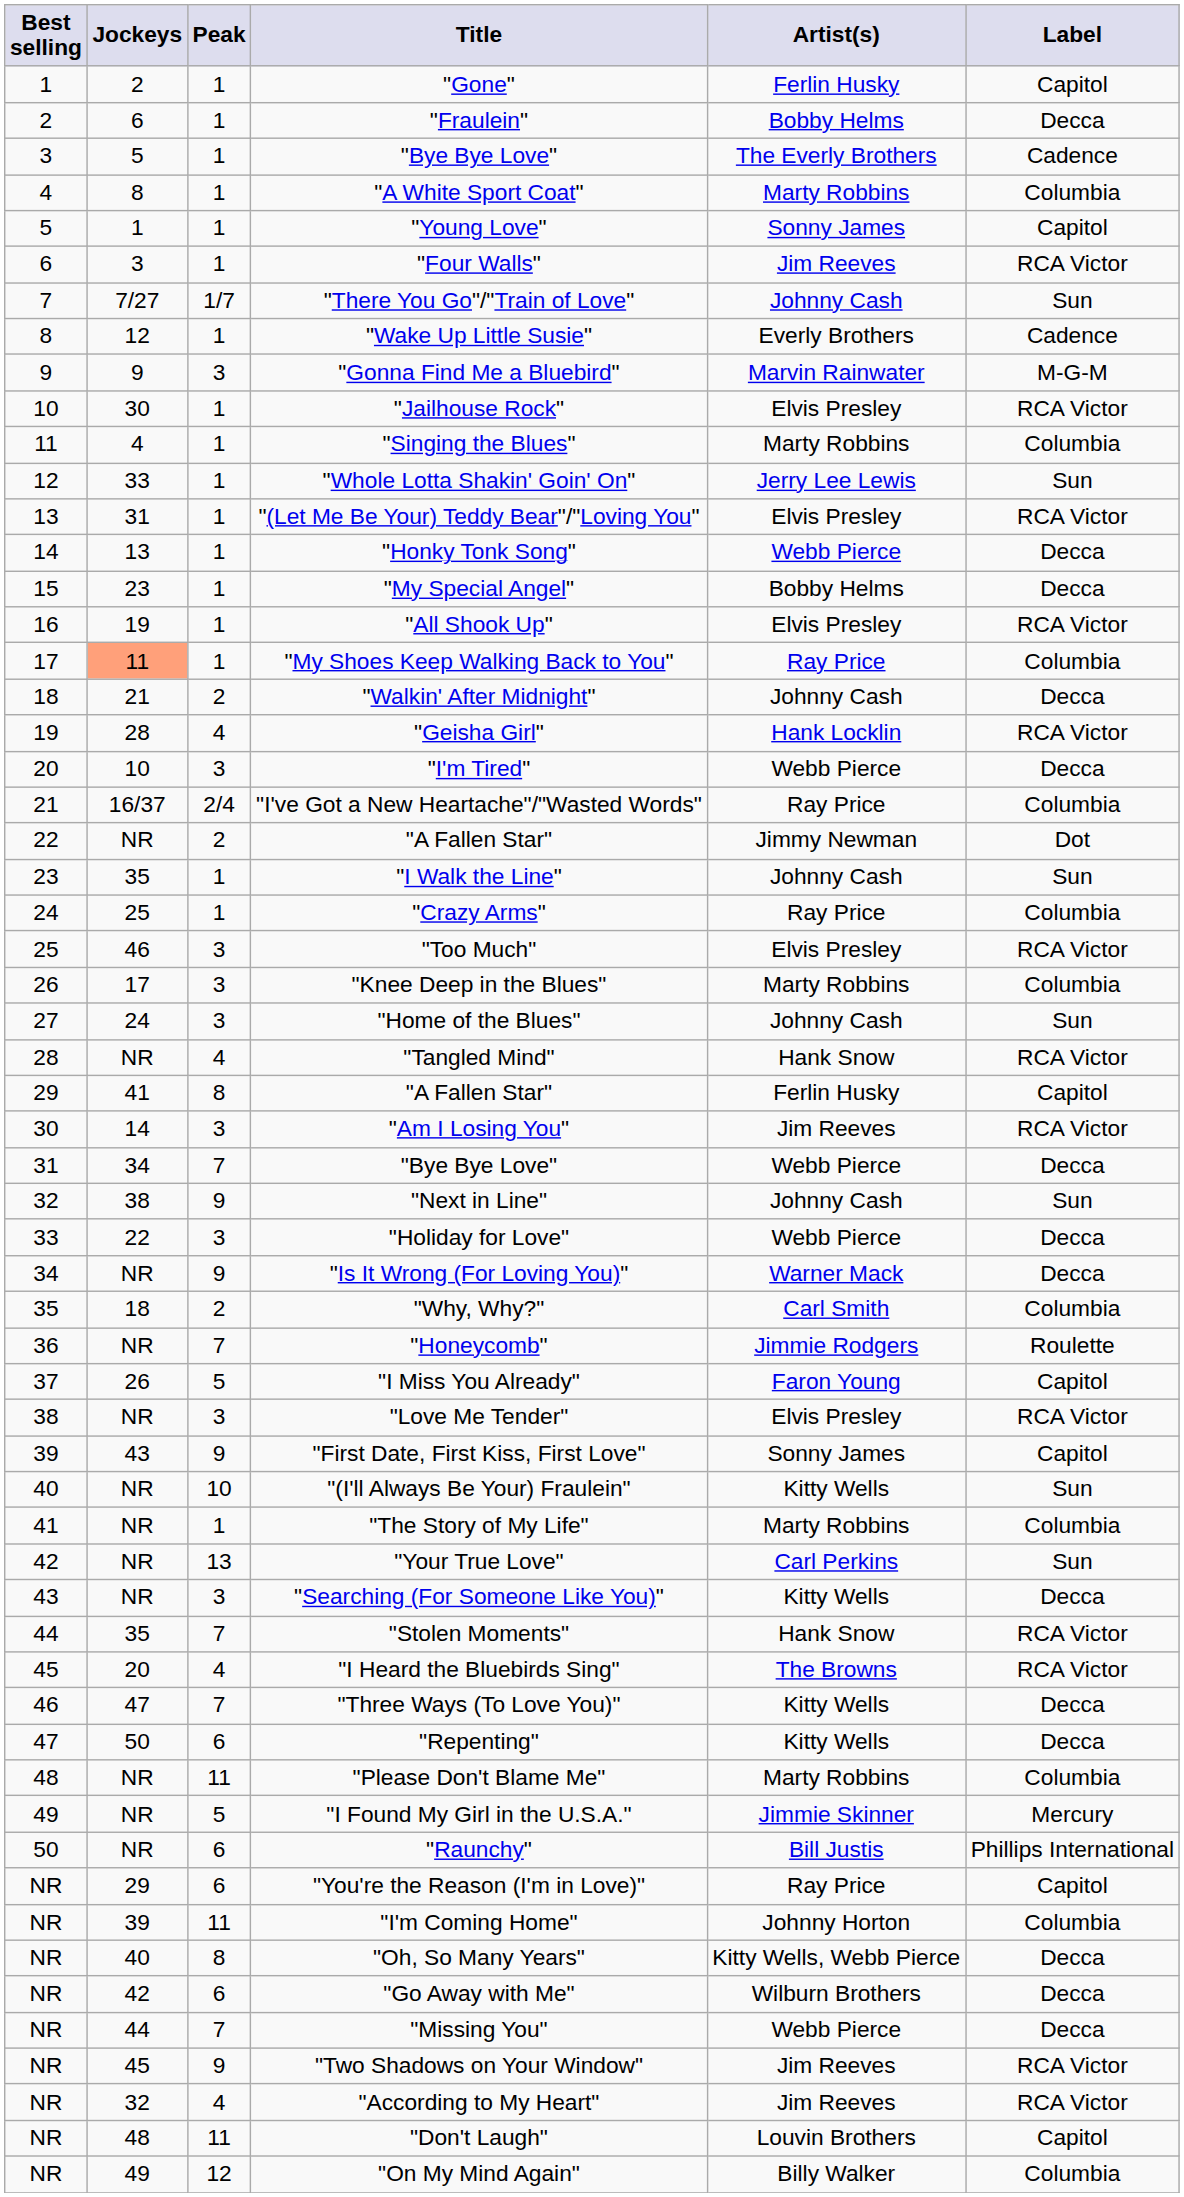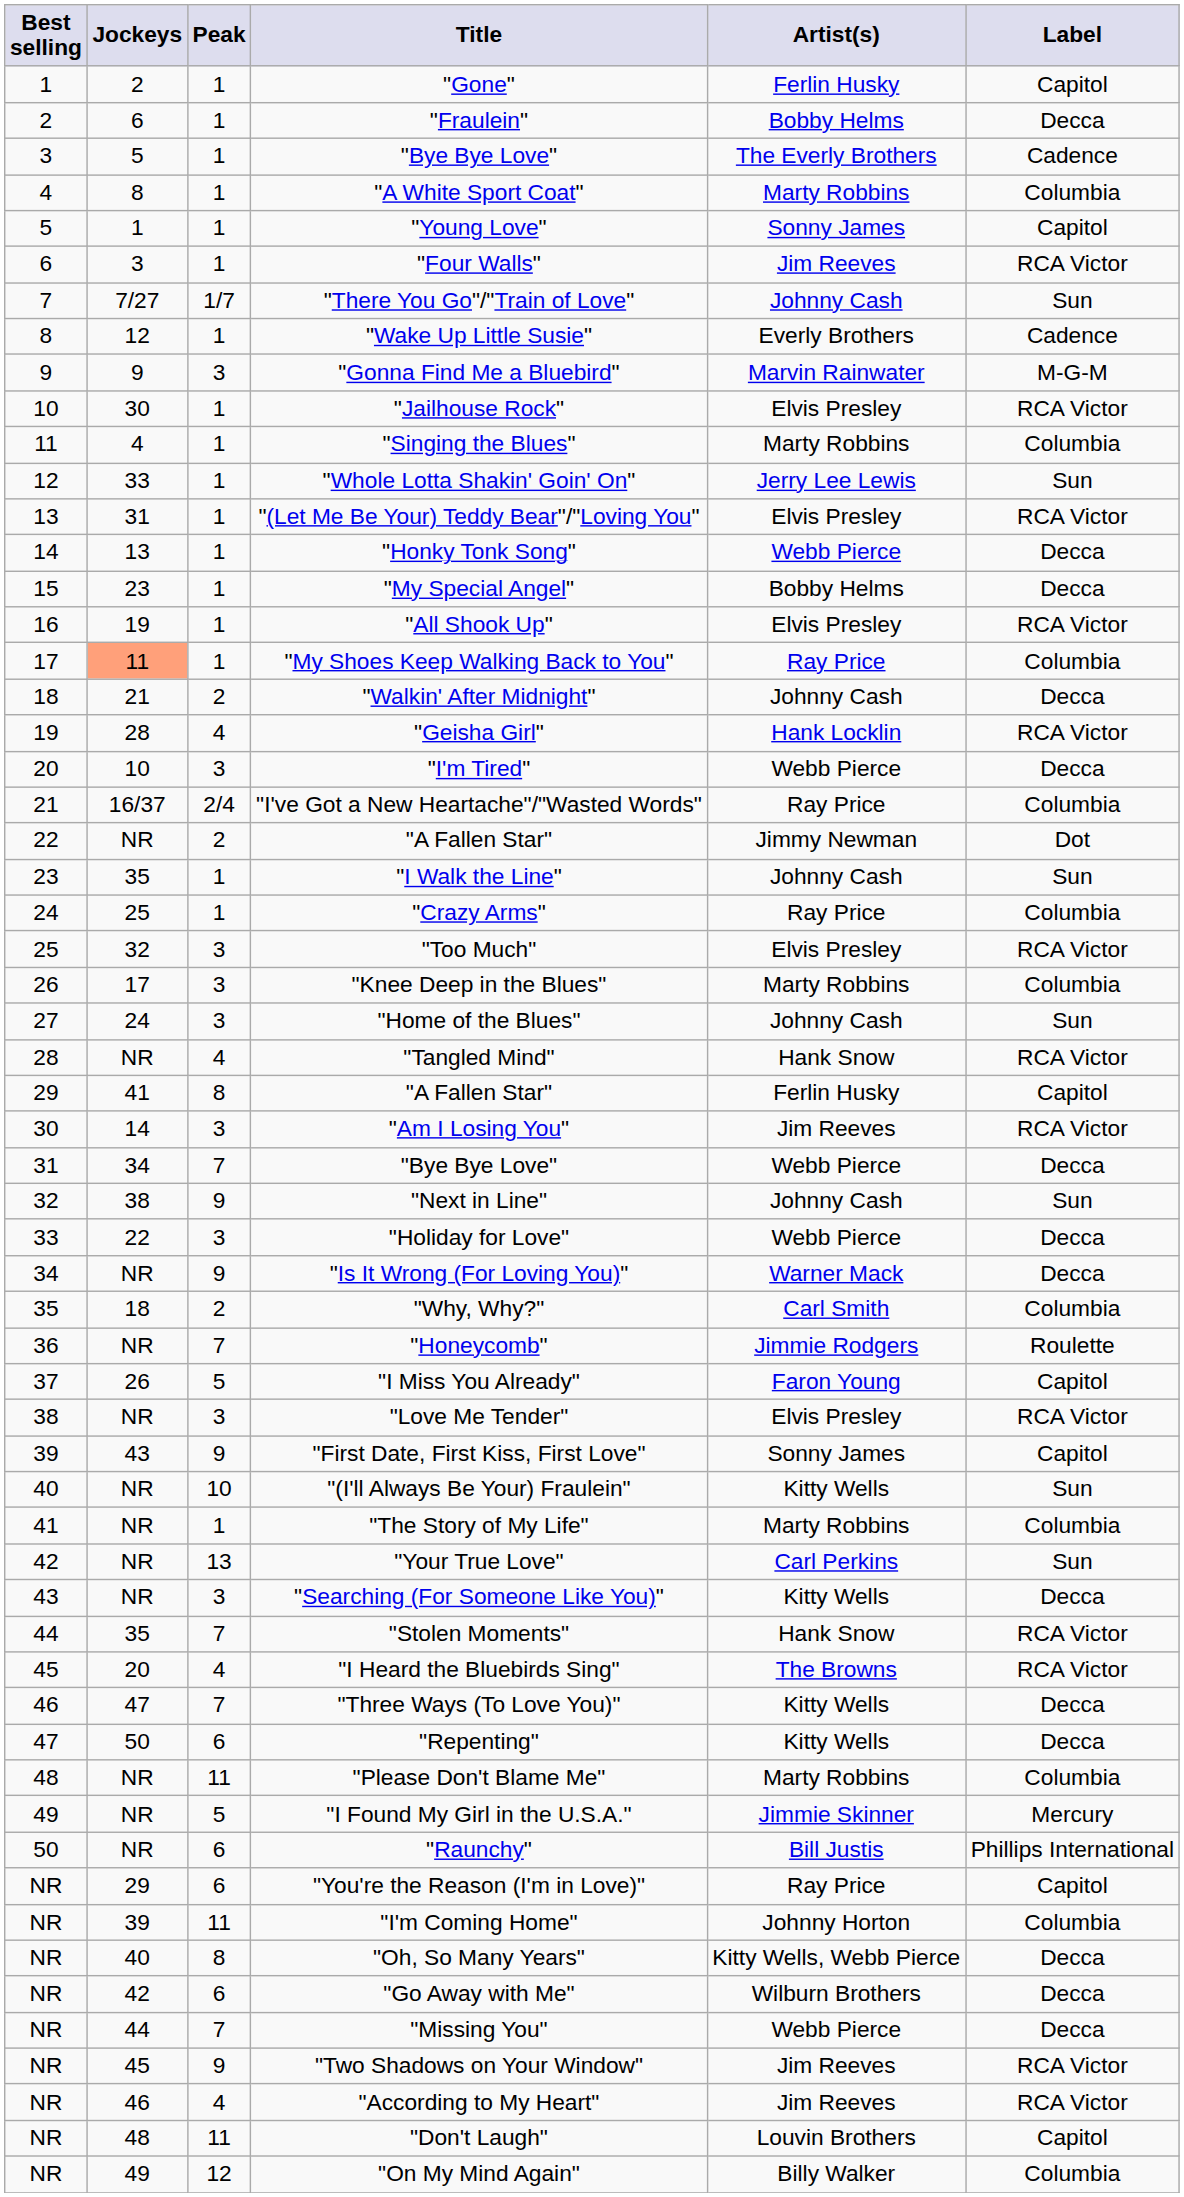(137, 948) 46 -> (137, 948) 32
(137, 2101) 32 -> (137, 2101) 46
